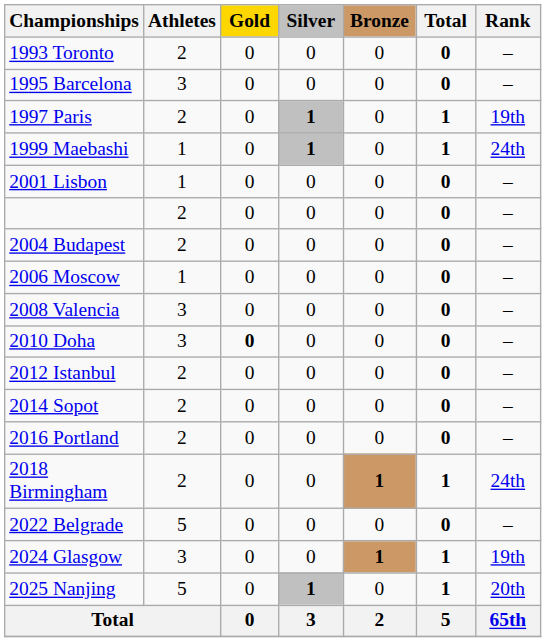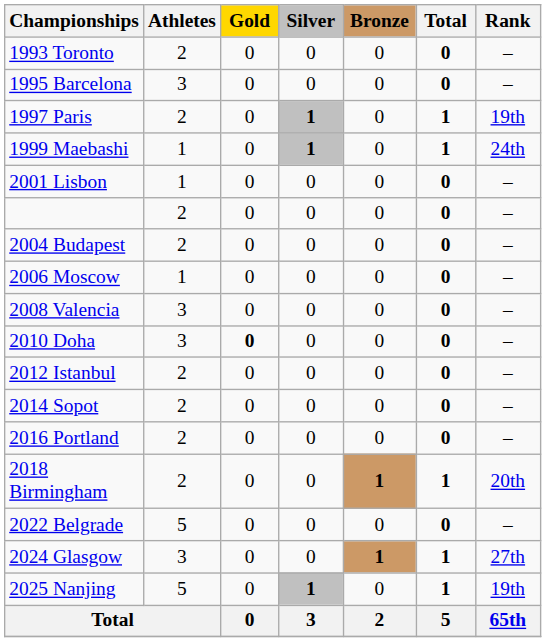(508, 481) 24th -> (508, 481) 20th
(508, 556) 19th -> (508, 556) 27th
(508, 588) 20th -> (508, 588) 19th
